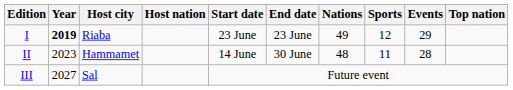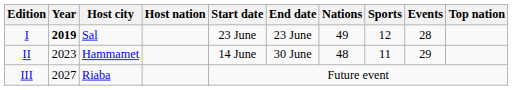(96, 35) Riaba -> (90, 35) Sal
(425, 35) 29 -> (425, 35) 28
(425, 55) 28 -> (425, 55) 29
(90, 75) Sal -> (96, 75) Riaba
